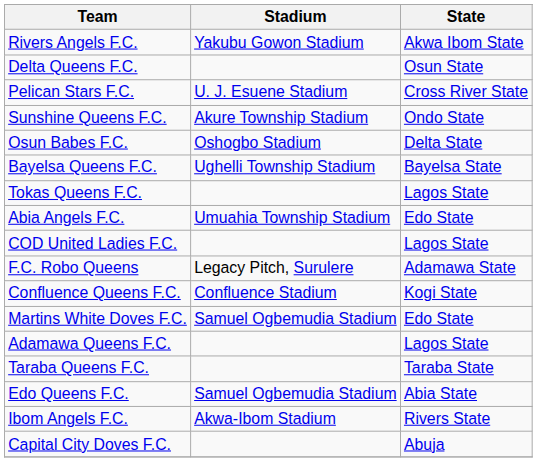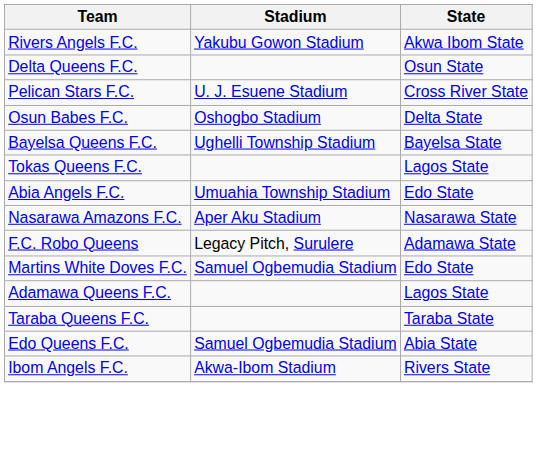- row: (87, 117)
+ row: (95, 218)
- row: (93, 243)
- row: (94, 293)
- row: (90, 444)
